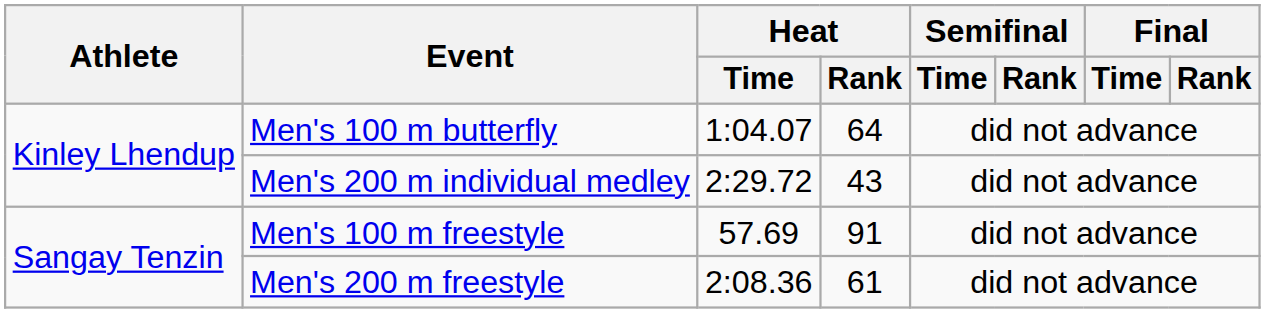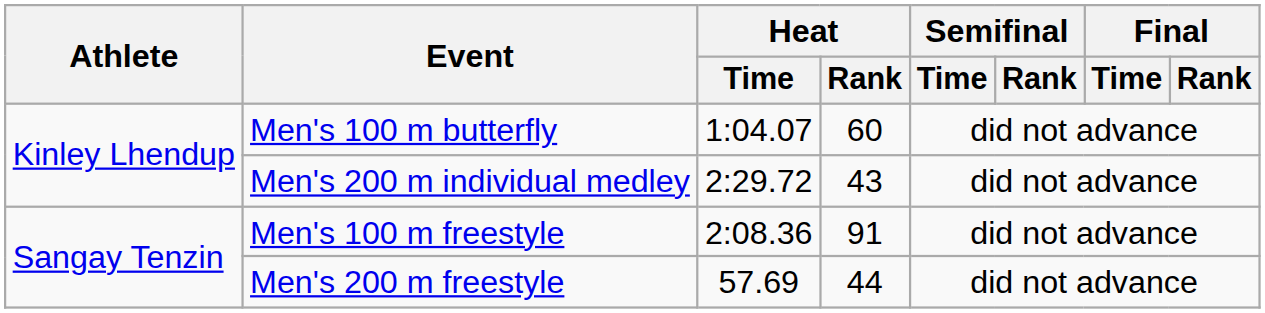(865, 130) 64 -> (865, 130) 60
(759, 232) 57.69 -> (759, 232) 2:08.36
(759, 283) 2:08.36 -> (759, 283) 57.69
(865, 283) 61 -> (865, 283) 44
